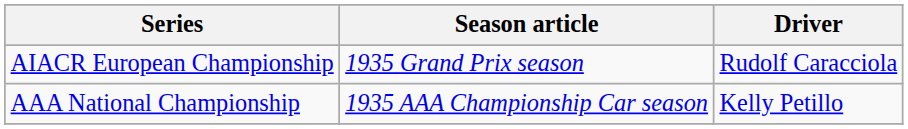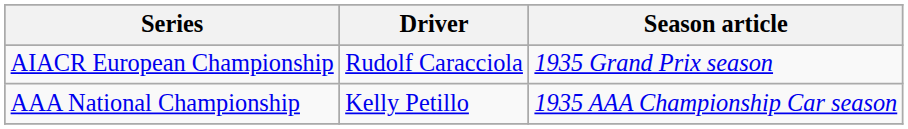columns swapped: (808, 24) <-> (527, 24)
